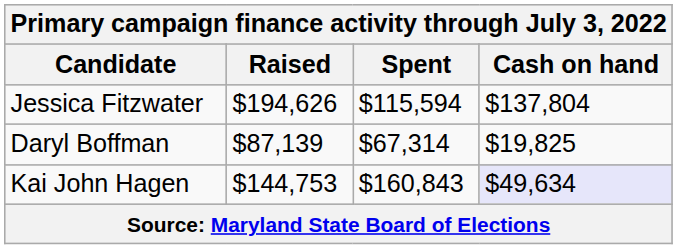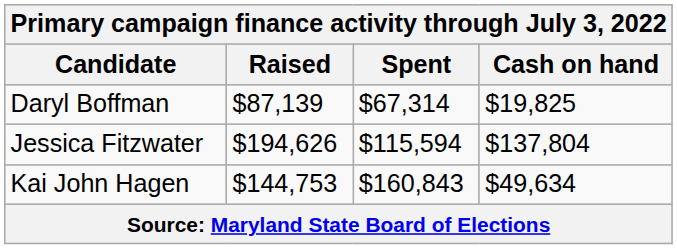rows swapped: (90, 143) <-> (107, 104)
(531, 183) lavender background -> (531, 183) no background
